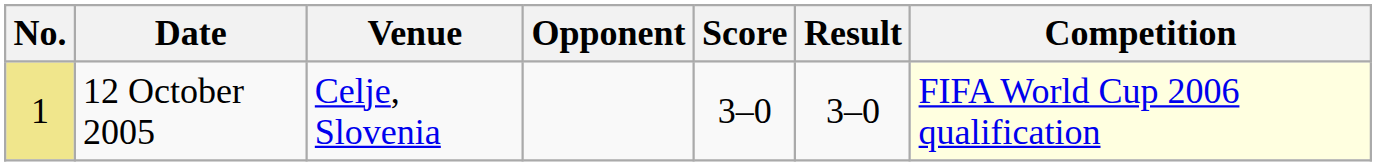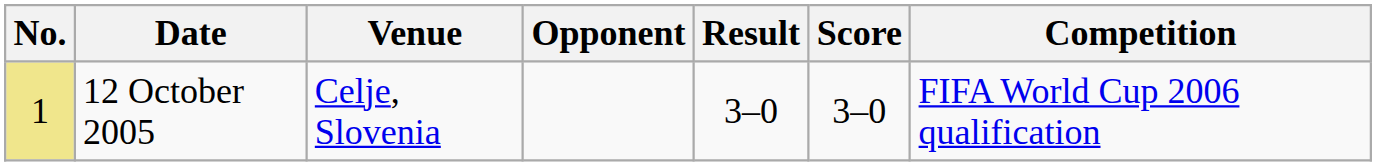columns swapped: (745, 33) <-> (853, 33)
(1079, 110) lightyellow background -> (1079, 110) no background
